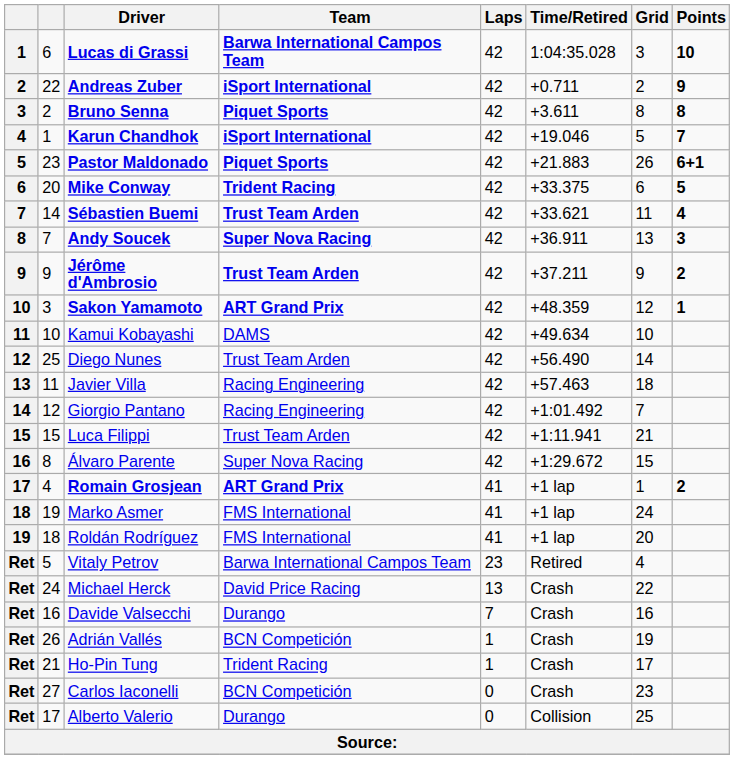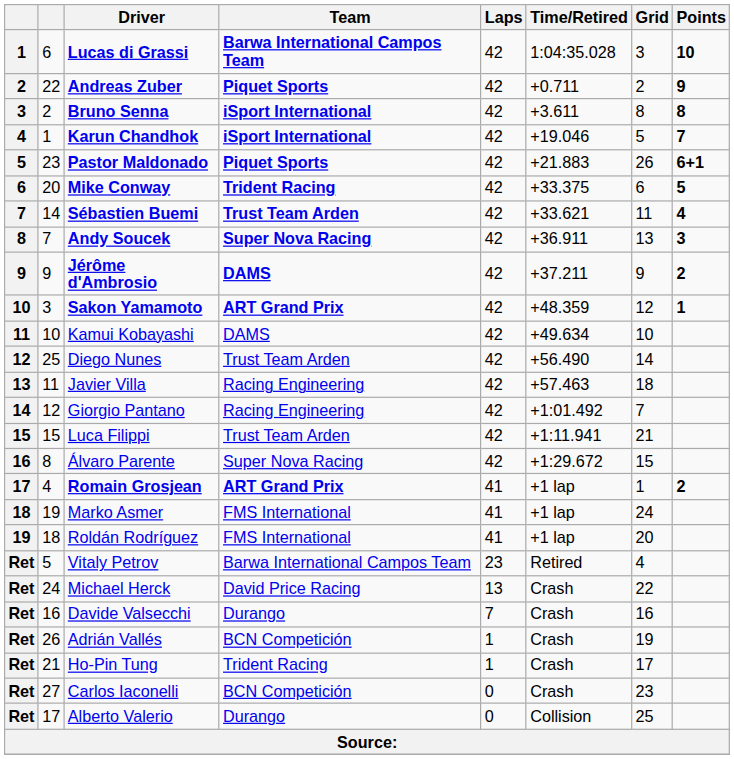(297, 86) iSport International -> (276, 86) Piquet Sports
(276, 111) Piquet Sports -> (297, 111) iSport International
(291, 273) Trust Team Arden -> (247, 273) DAMS
